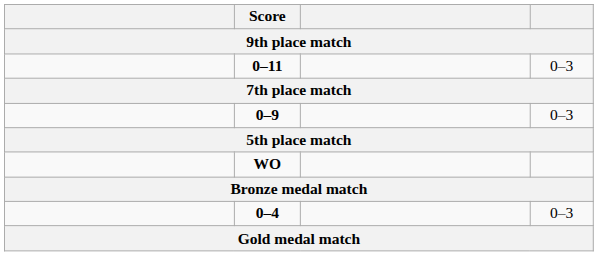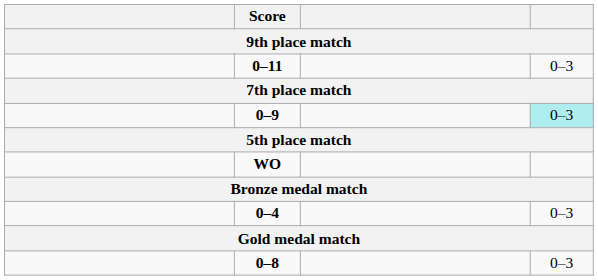(562, 115) no background -> (562, 115) paleturquoise background
+ row: (267, 262)
